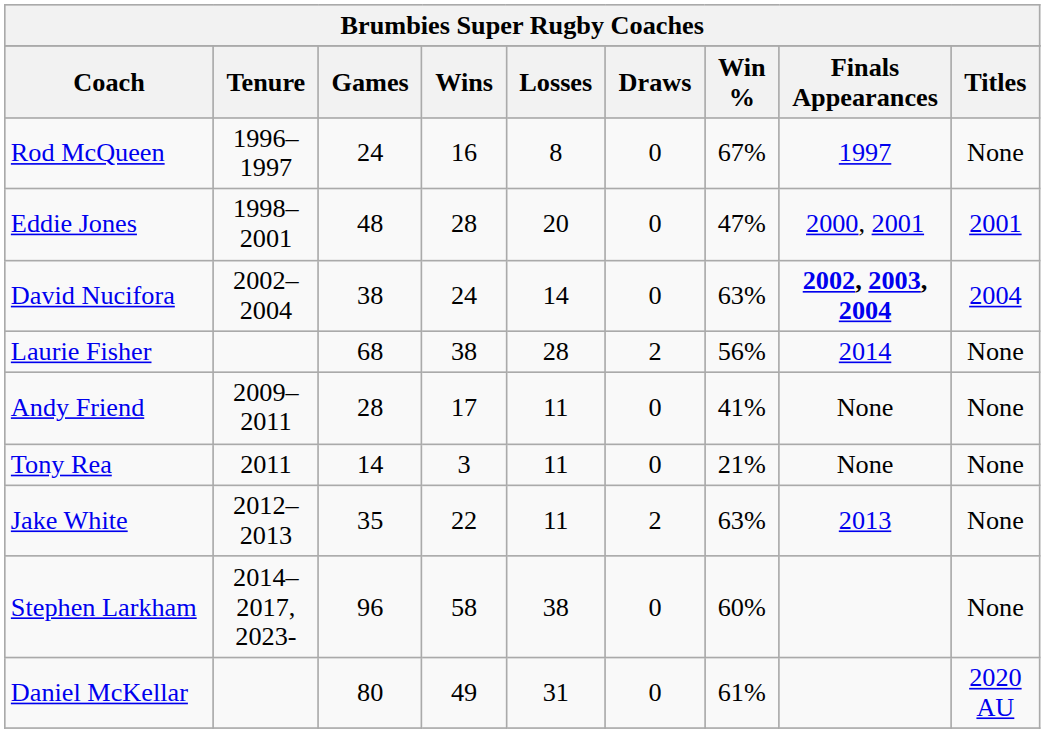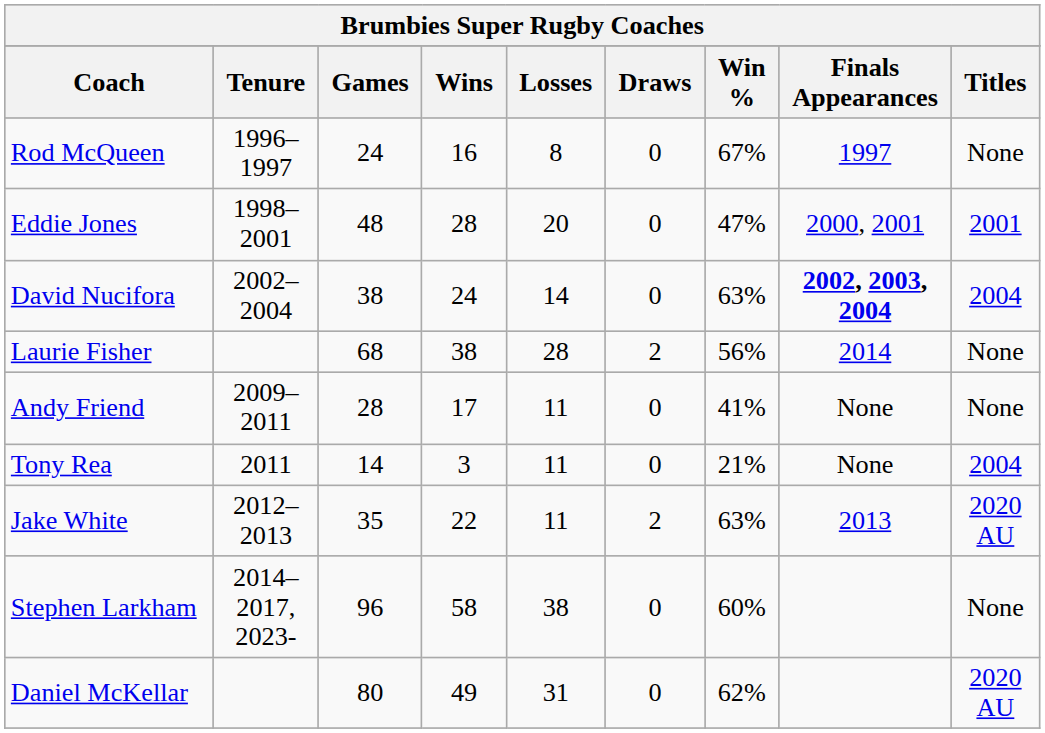(995, 464) None -> (995, 464) 2004
(995, 520) None -> (995, 520) 2020 AU
(742, 692) 61% -> (742, 692) 62%
